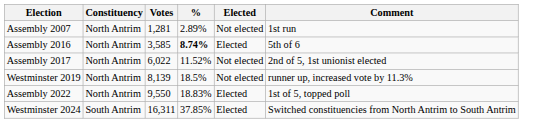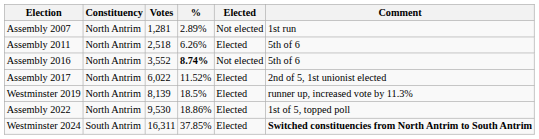+ row: (38, 45)
(159, 45) 3,585 -> (159, 61) 3,552
(232, 45) Elected -> (240, 61) Not elected
(240, 61) Not elected -> (232, 77) Elected
(240, 77) Not elected -> (232, 93) Elected
(159, 93) 9,550 -> (159, 110) 9,530
(196, 93) 18.83% -> (196, 110) 18.86%
(392, 110) normal -> (400, 126) bold
